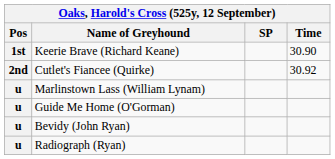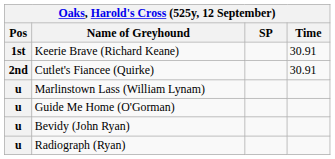(303, 51) 30.90 -> (303, 51) 30.91
(303, 70) 30.92 -> (303, 70) 30.91
